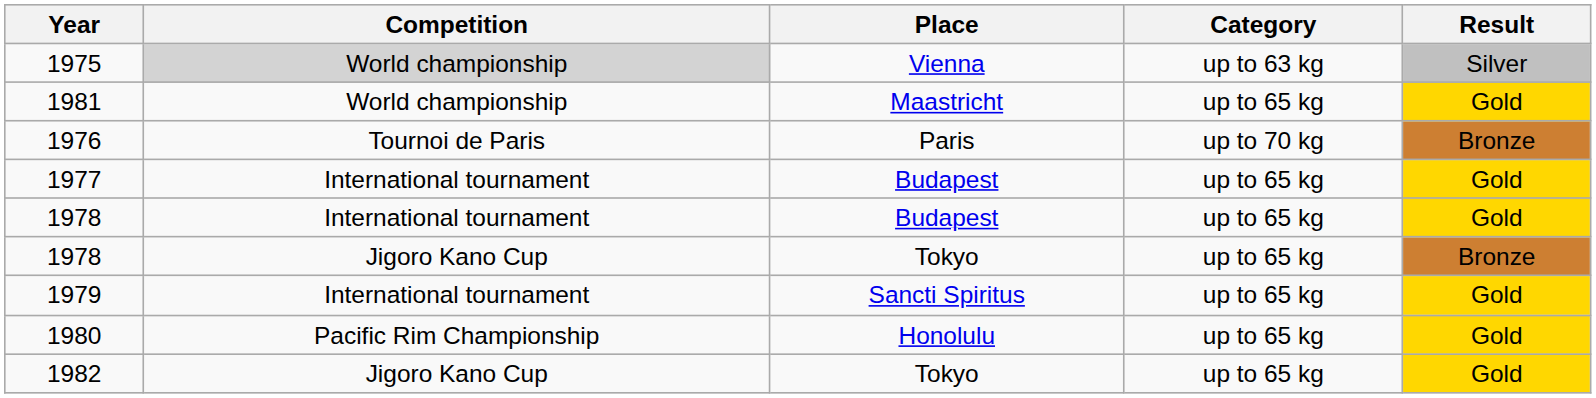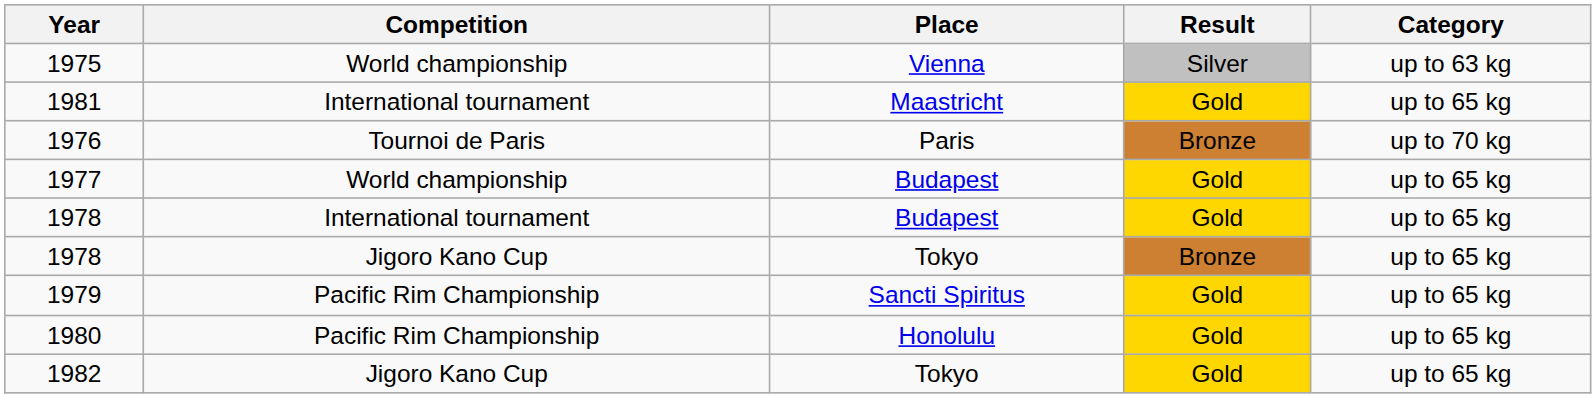columns swapped: (1497, 24) <-> (1263, 24)
(457, 63) lightgrey background -> (457, 63) no background
(457, 102) World championship -> (457, 102) International tournament
(457, 179) International tournament -> (457, 179) World championship
(457, 296) International tournament -> (457, 296) Pacific Rim Championship
